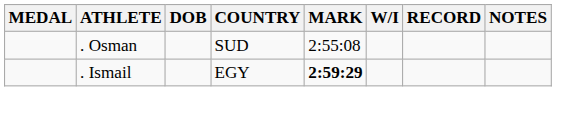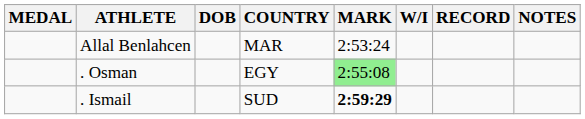+ row: (135, 45)
(232, 45) SUD -> (261, 72) EGY
(334, 45) no background -> (364, 72) lightgreen background
(232, 72) EGY -> (261, 99) SUD
